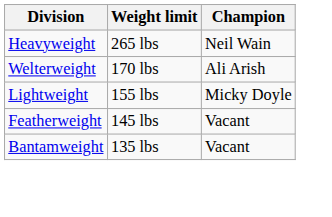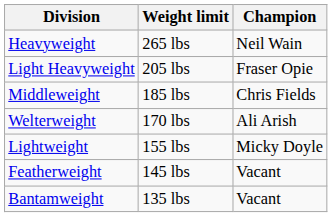+ row: (71, 69)
+ row: (54, 95)
